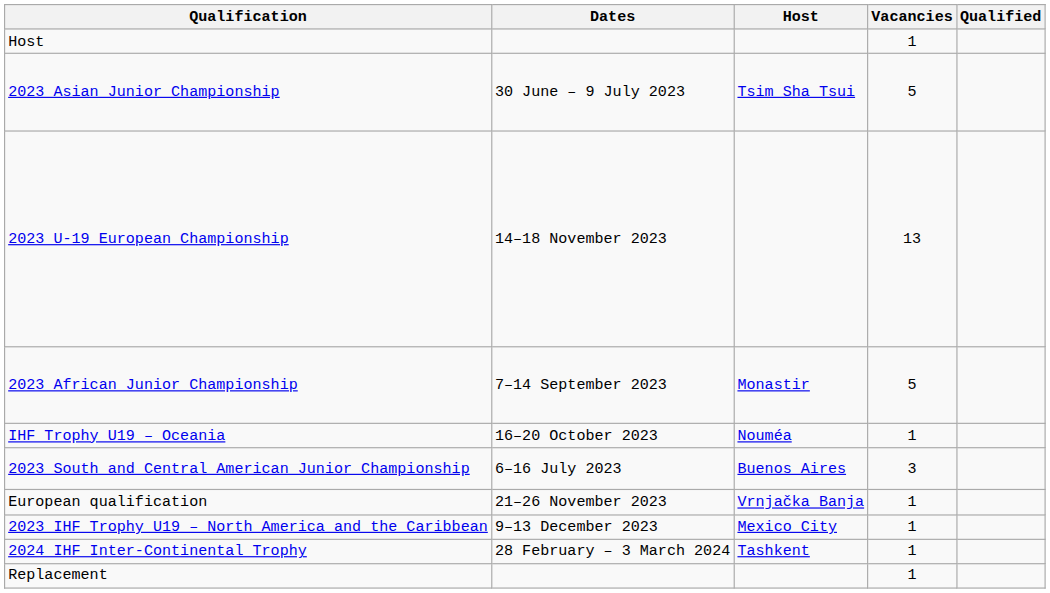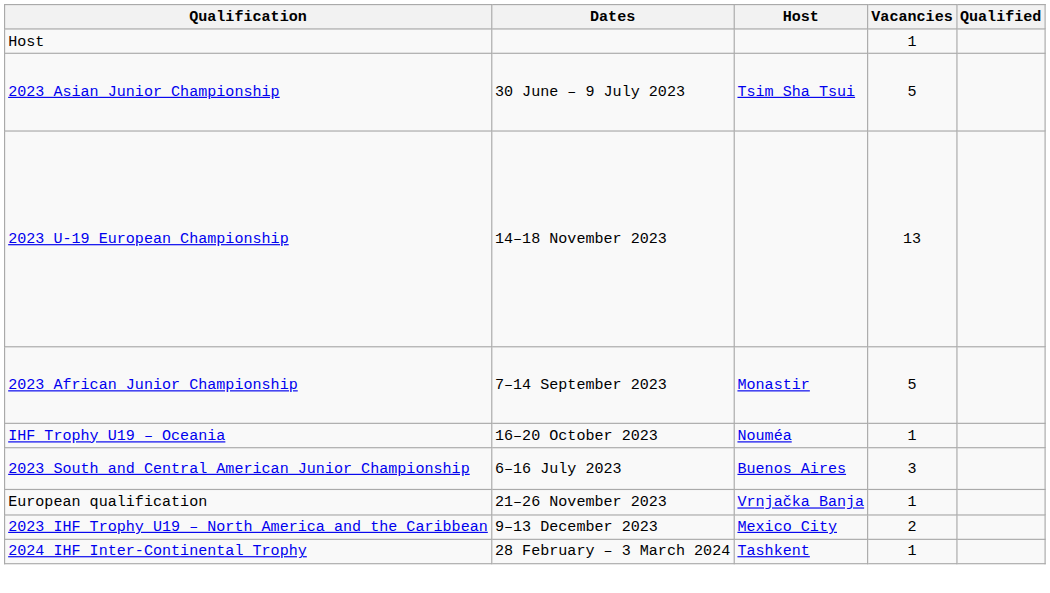(912, 527) 1 -> (912, 527) 2
- row: (58, 576)
